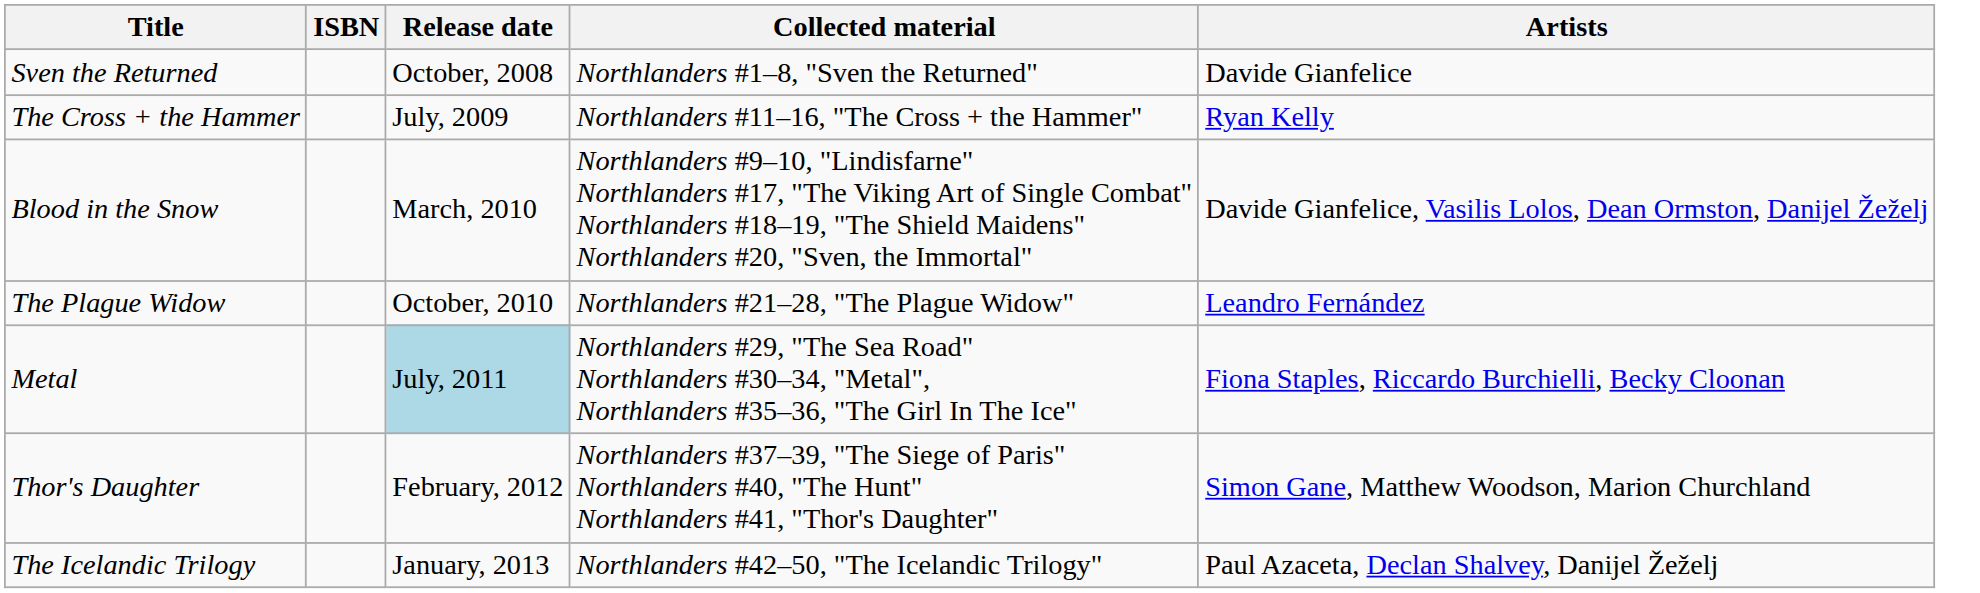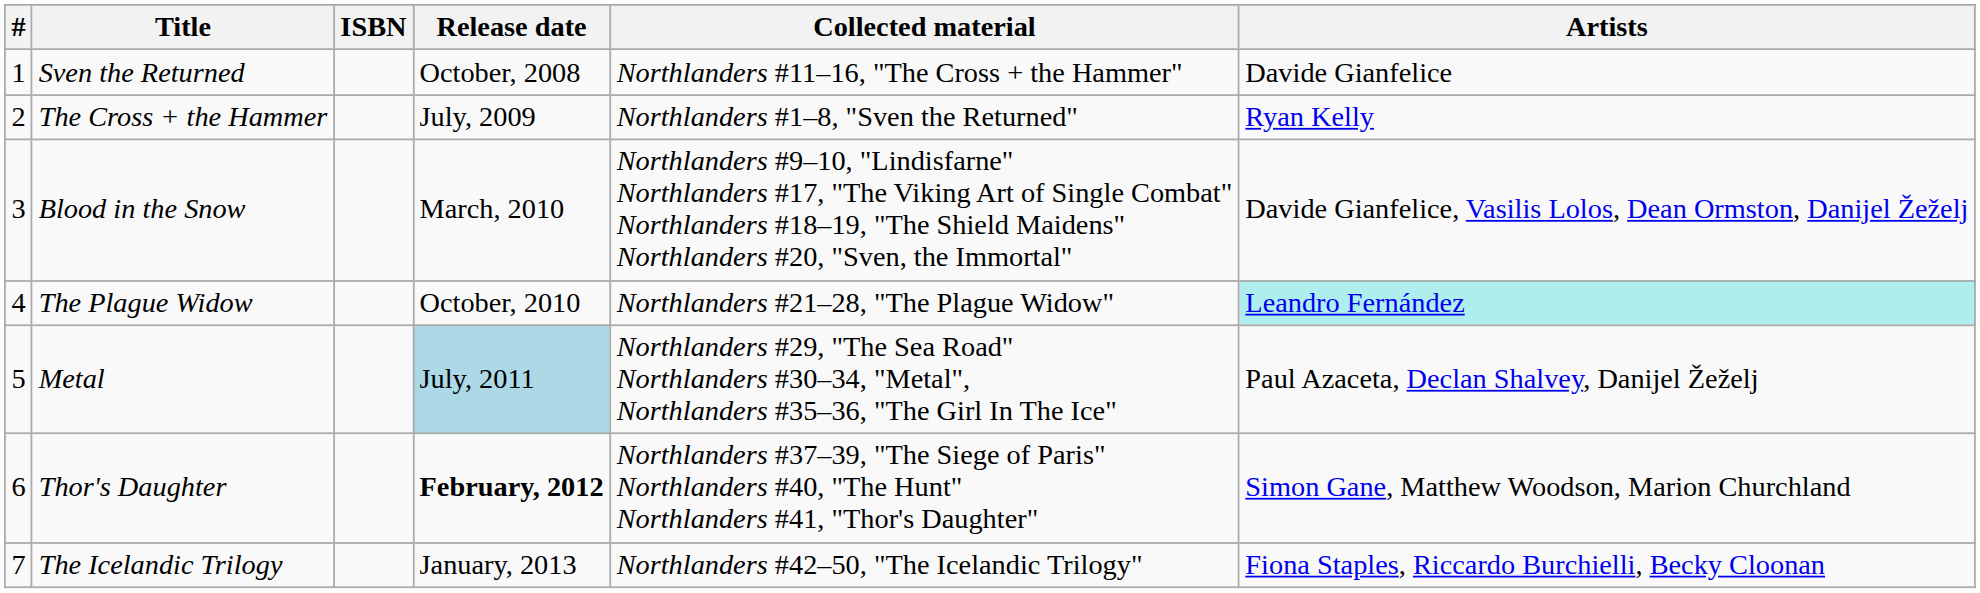+ column: (18, 26)
(807, 71) Northlanders #1–8, "Sven the Returned" -> (900, 71) Northlanders #11–16, "The Cross + the Hammer"
(859, 116) Northlanders #11–16, "The Cross + the Hammer" -> (847, 116) Northlanders #1–8, "Sven the Returned"
(1315, 302) no background -> (1355, 302) paleturquoise background
(1495, 378) Fiona Staples, Riccardo Burchielli, Becky Cloonan -> (1502, 378) Paul Azaceta, Declan Shalvey, Danijel Žeželj
(478, 487) normal -> (512, 487) bold
(1462, 564) Paul Azaceta, Declan Shalvey, Danijel Žeželj -> (1535, 564) Fiona Staples, Riccardo Burchielli, Becky Cloonan
